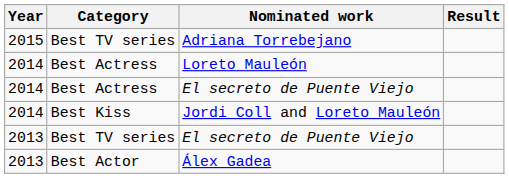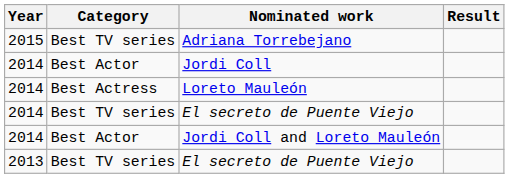+ row: (26, 65)
(104, 89) Best Actress -> (113, 113) Best TV series
(91, 113) Best Kiss -> (95, 137) Best Actor
- row: (26, 162)
